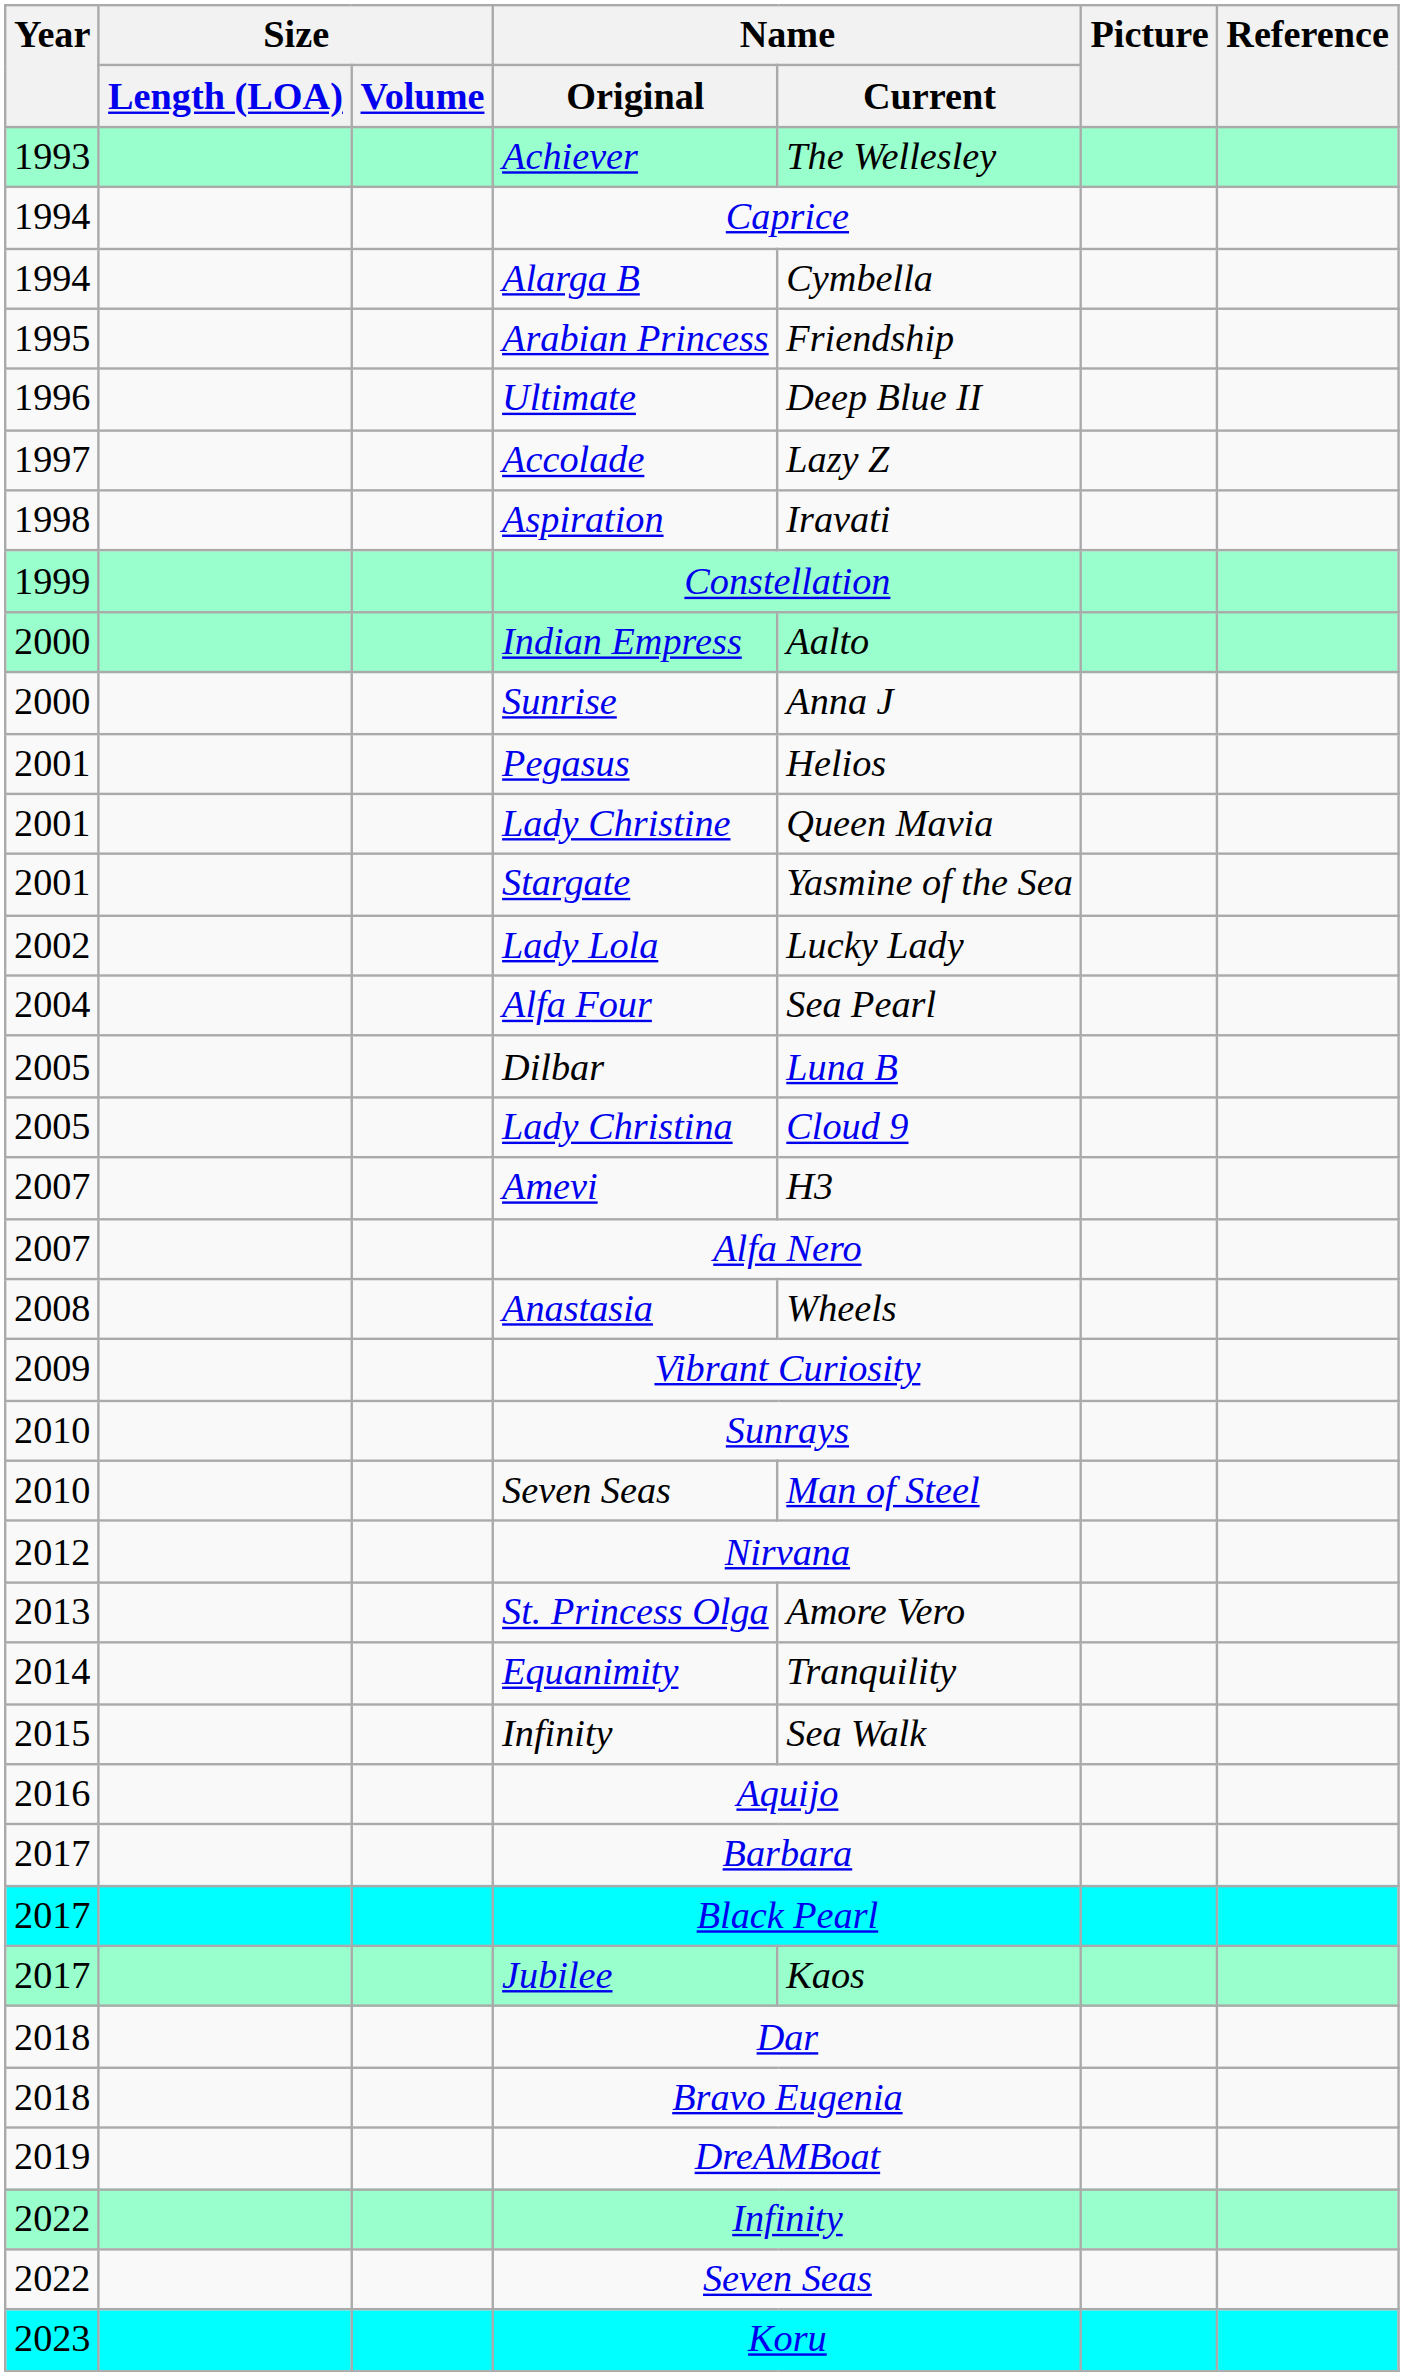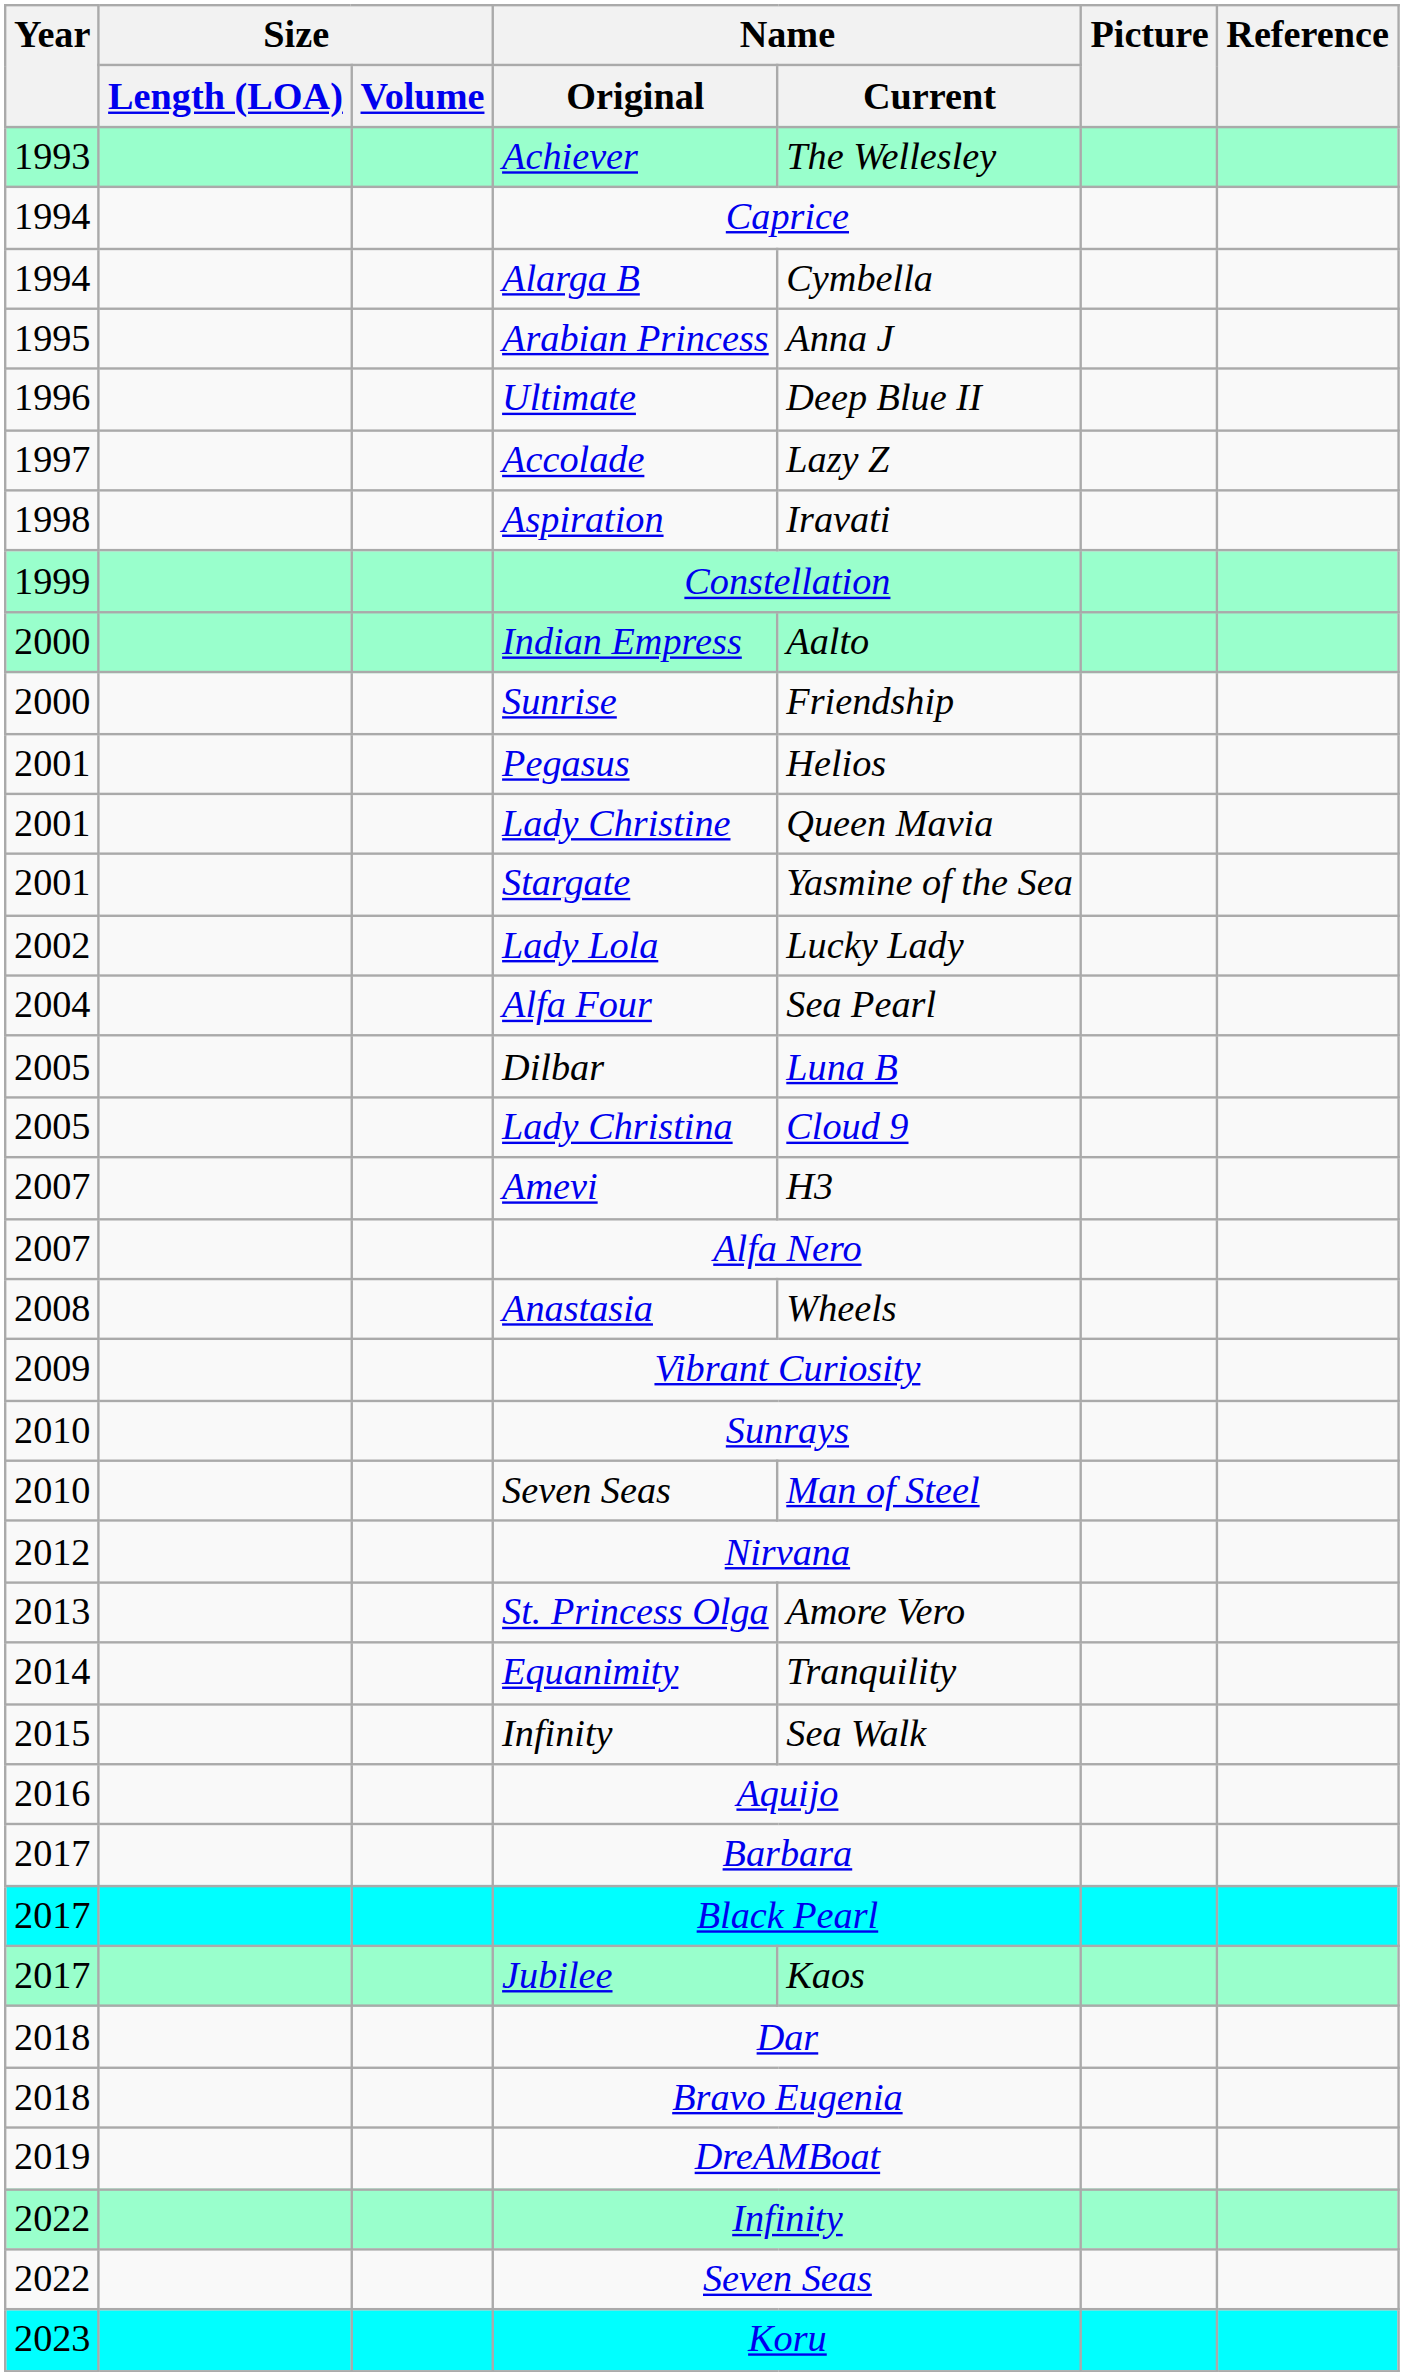(870, 338) Friendship -> (840, 338) Anna J
(840, 701) Anna J -> (870, 701) Friendship
